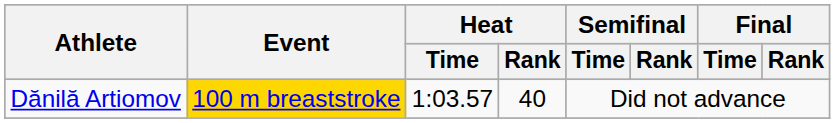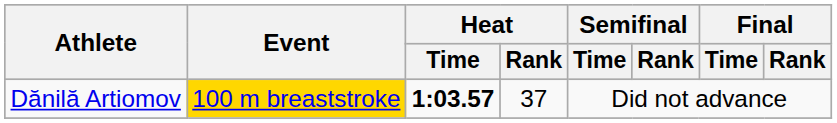(452, 99) normal -> (453, 99) bold
(532, 99) 40 -> (534, 99) 37
